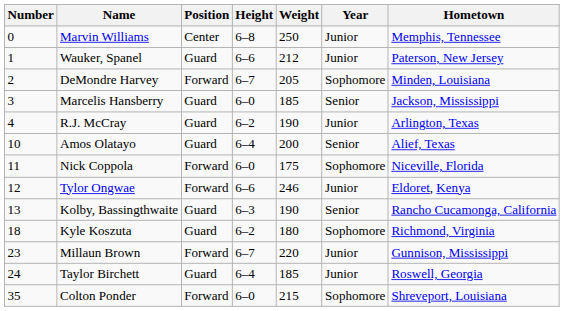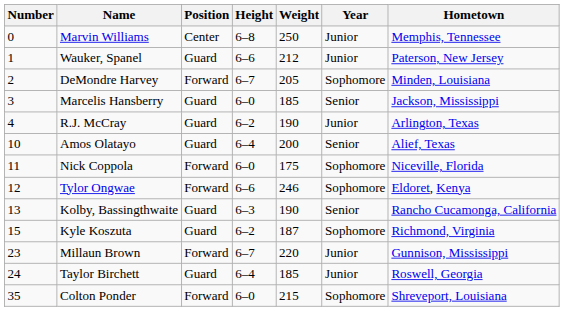(341, 187) Junior -> (355, 187) Sophomore
(14, 231) 18 -> (14, 231) 15
(289, 231) 180 -> (289, 231) 187
